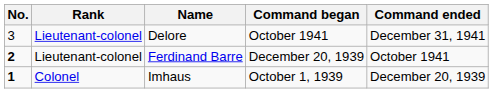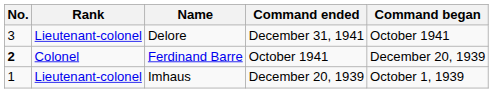columns swapped: (306, 14) <-> (428, 14)
(88, 56) Lieutenant-colonel -> (57, 56) Colonel
(11, 77) bold -> (11, 77) normal
(57, 77) Colonel -> (88, 77) Lieutenant-colonel
